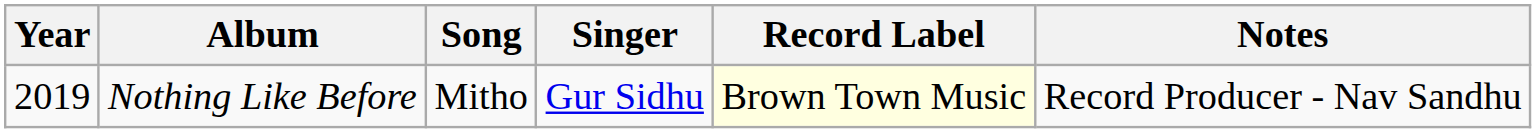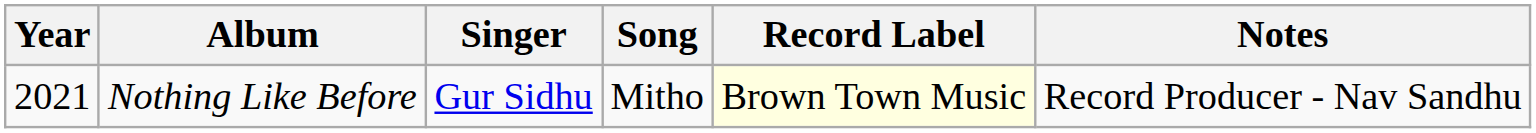columns swapped: (481, 34) <-> (625, 34)
(52, 95) 2019 -> (52, 95) 2021
